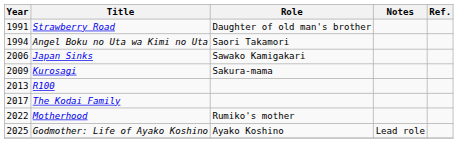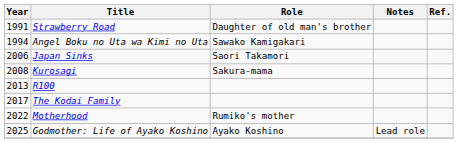(251, 41) Saori Takamori -> (259, 41) Sawako Kamigakari
(259, 56) Sawako Kamigakari -> (251, 56) Saori Takamori
(17, 71) 2009 -> (17, 71) 2008
